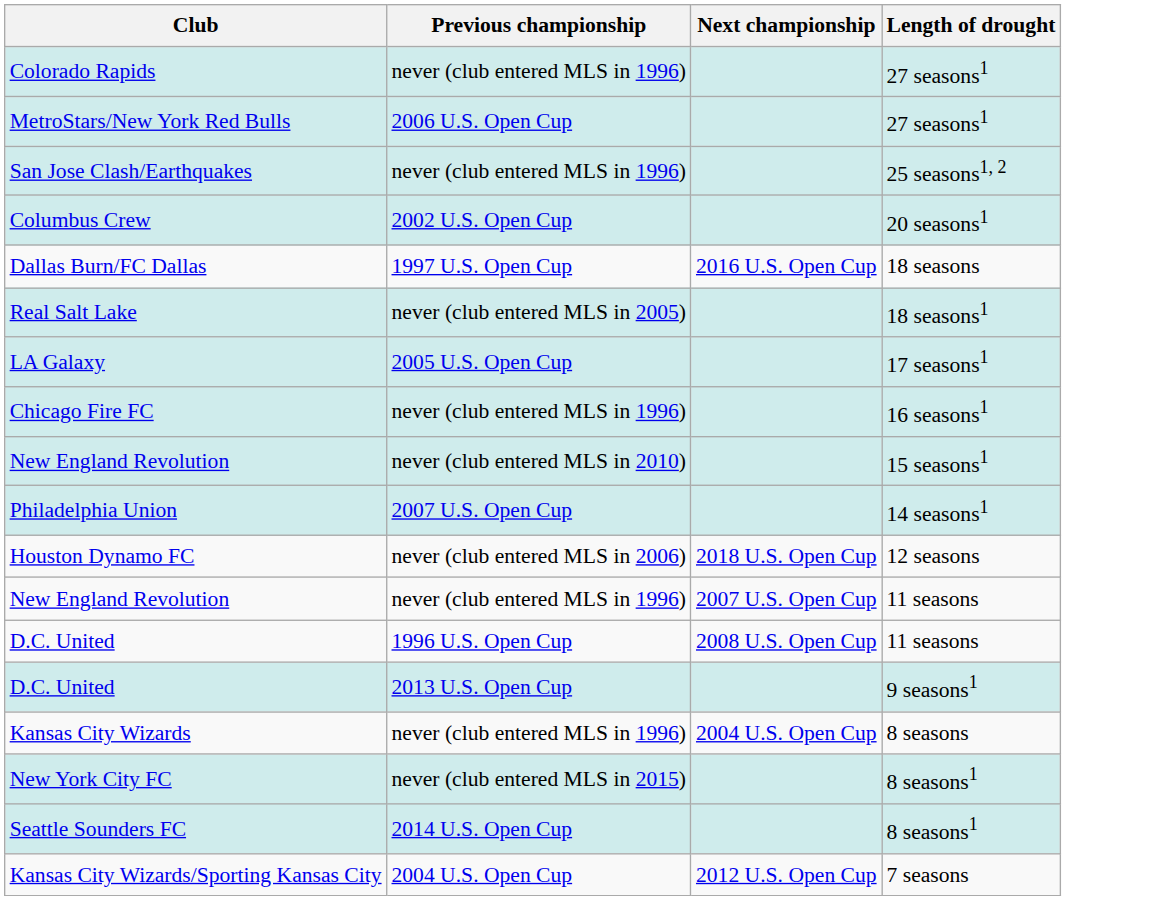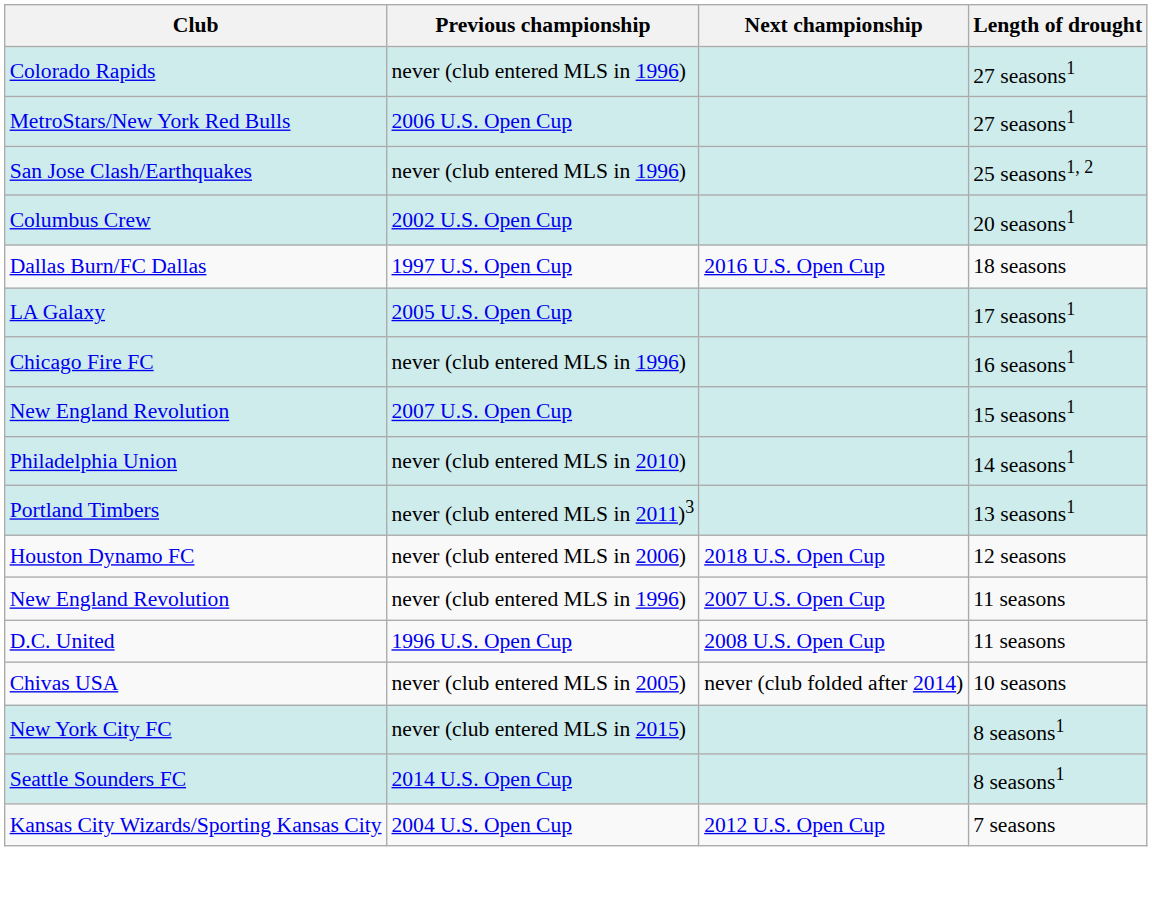- row: (73, 312)
(539, 460) never (club entered MLS in 2010) -> (482, 411) 2007 U.S. Open Cup
(482, 510) 2007 U.S. Open Cup -> (539, 460) never (club entered MLS in 2010)
+ row: (84, 510)
+ row: (64, 683)
- row: (62, 686)
- row: (100, 732)
